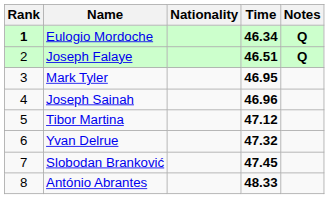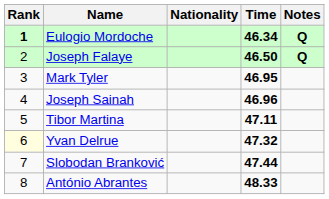(261, 57) 46.51 -> (261, 57) 46.50
(261, 120) 47.12 -> (261, 120) 47.11
(24, 141) no background -> (24, 141) lightyellow background
(261, 162) 47.45 -> (261, 162) 47.44
